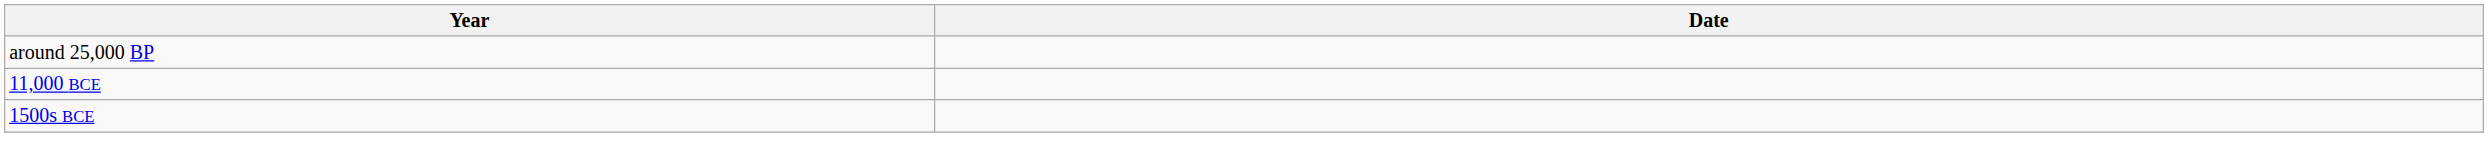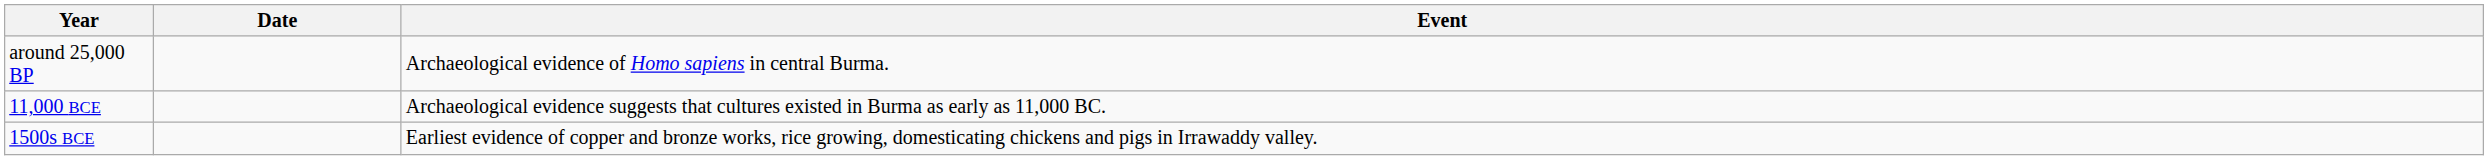+ column: (1442, 20)
